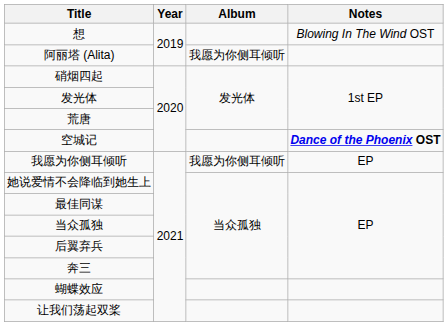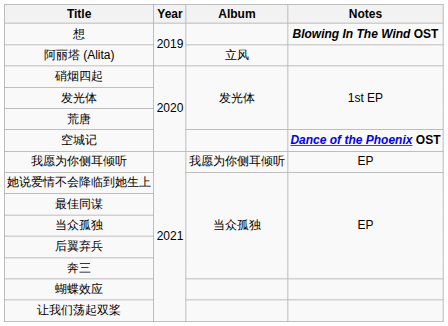(365, 34) normal -> (365, 34) bold
(237, 55) 我愿为你侧耳倾听 -> (237, 55) 立风
